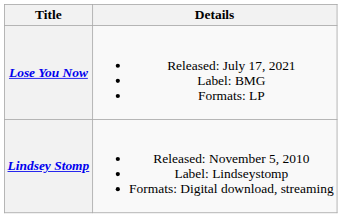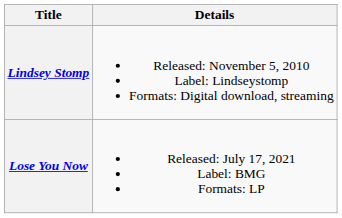rows swapped: (48, 166) <-> (48, 72)
